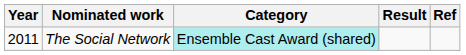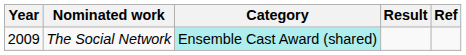(23, 38) 2011 -> (24, 38) 2009
